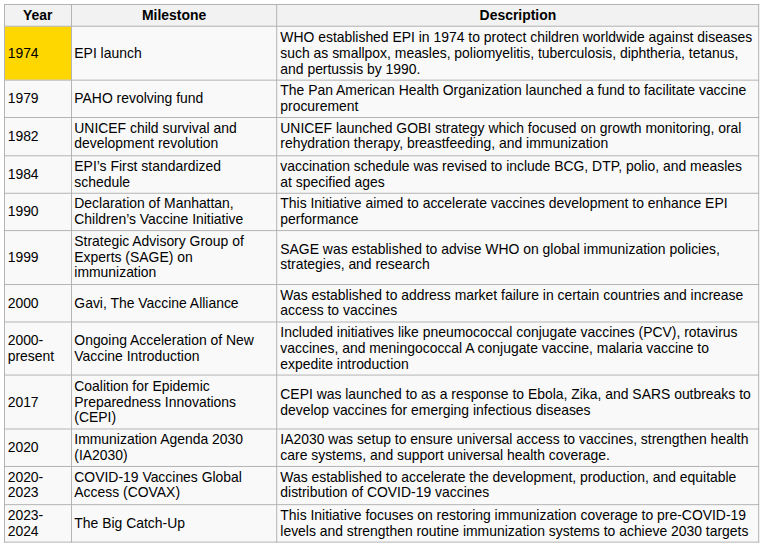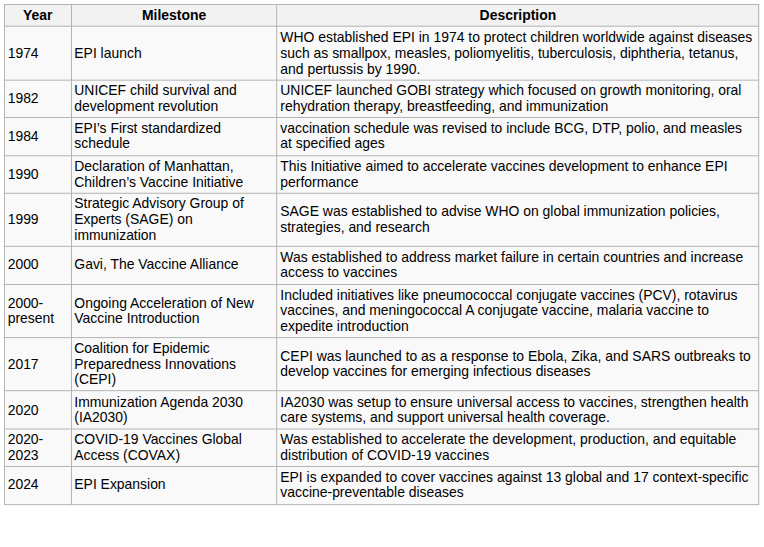(23, 53) gold background -> (23, 53) no background
- row: (139, 98)
- row: (130, 523)
+ row: (120, 485)
